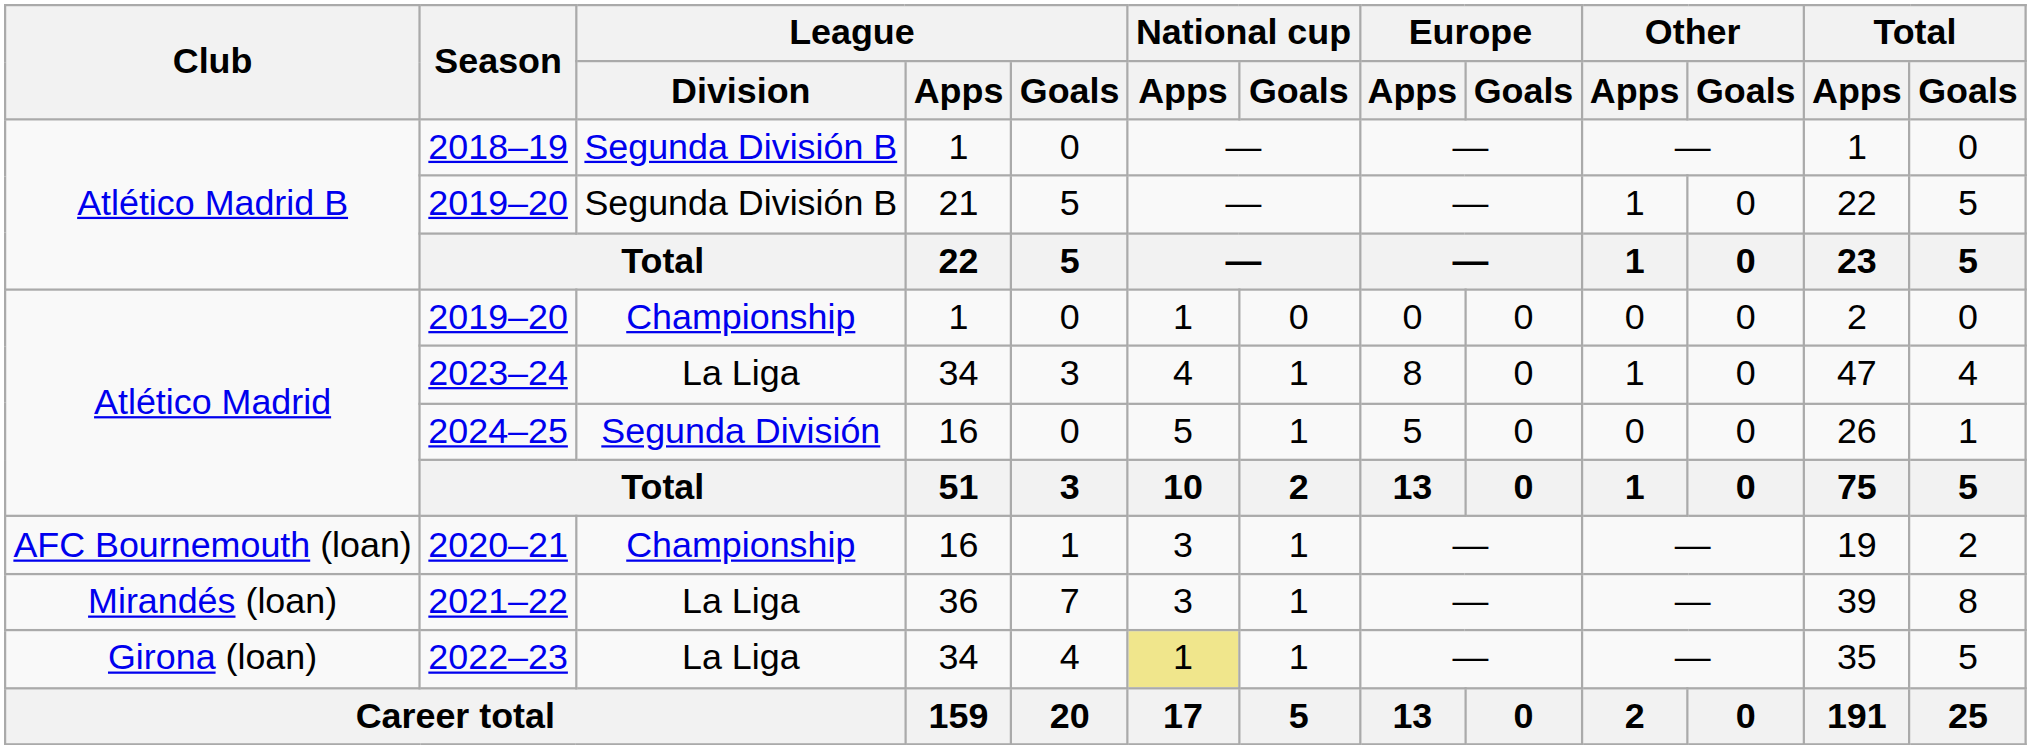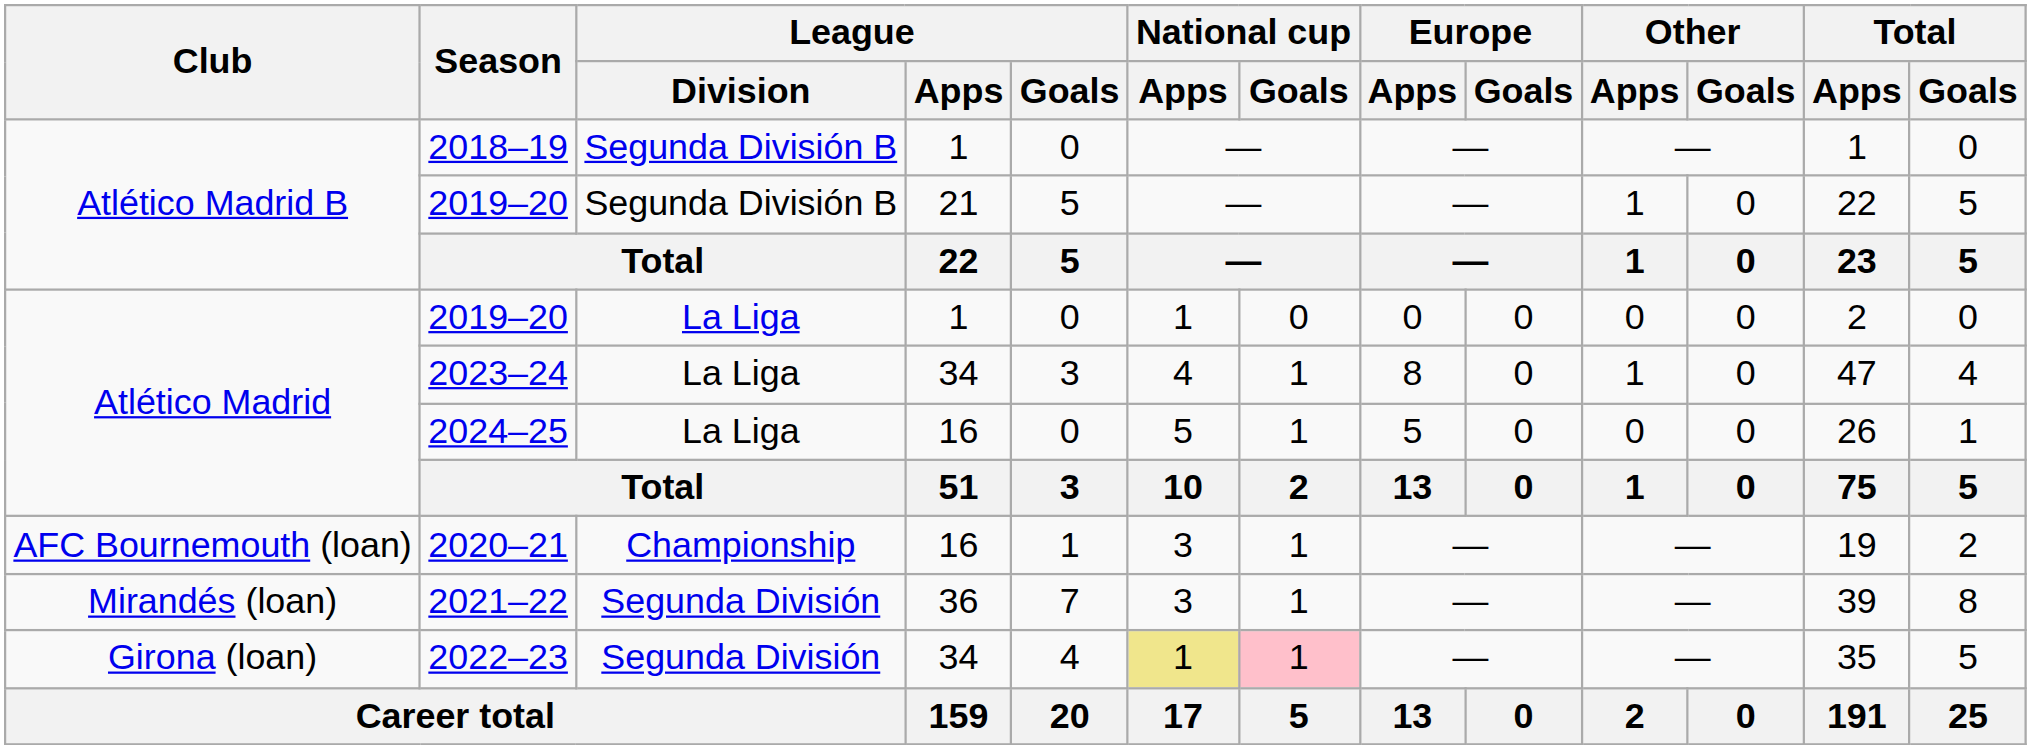(741, 317) Championship -> (741, 317) La Liga
(741, 430) Segunda División -> (741, 430) La Liga
(741, 601) La Liga -> (741, 601) Segunda División
(741, 658) La Liga -> (741, 658) Segunda División
(1299, 658) no background -> (1299, 658) pink background
